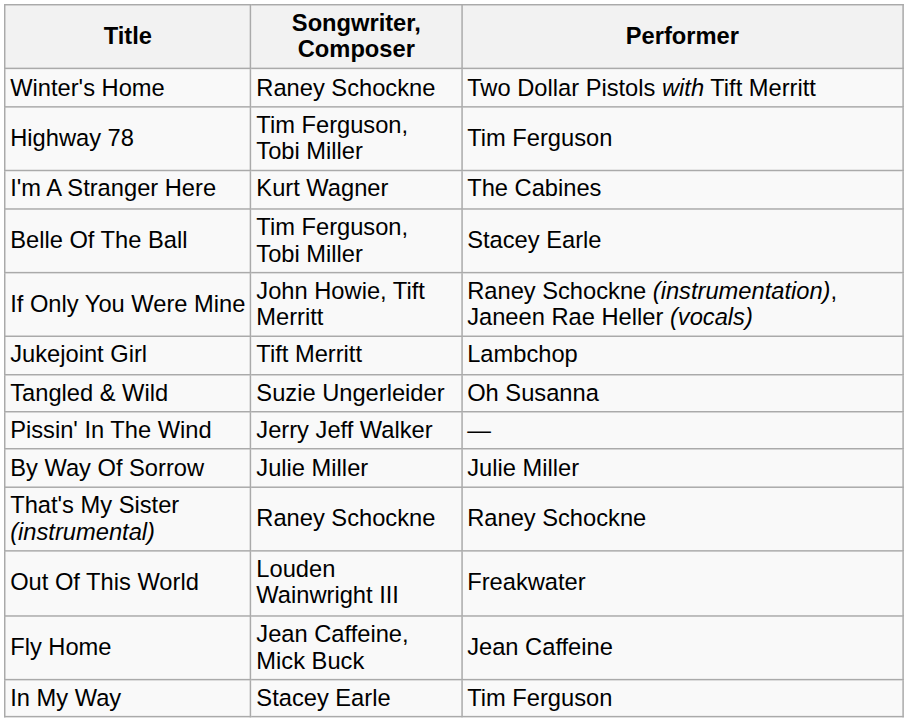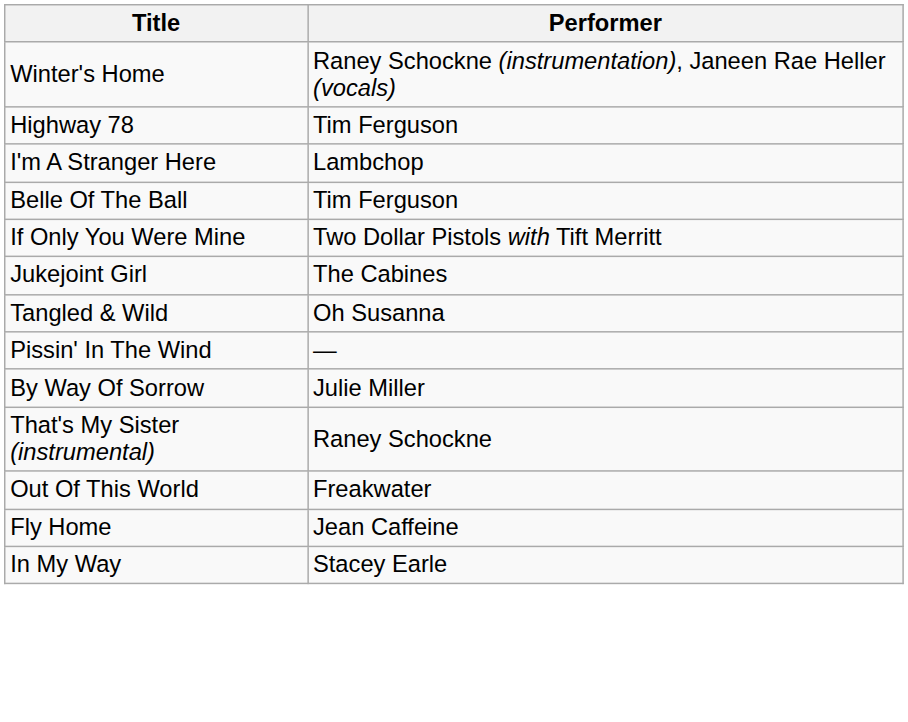- column: (356, 36)
(642, 87) Two Dollar Pistols with Tift Merritt -> (599, 74) Raney Schockne (instrumentation), Janeen Rae Heller (vocals)
(534, 189) The Cabines -> (368, 162) Lambchop
(534, 240) Stacey Earle -> (386, 200) Tim Ferguson
(652, 304) Raney Schockne (instrumentation), Janeen Rae Heller (vocals) -> (487, 237) Two Dollar Pistols with Tift Merritt
(522, 355) Lambchop -> (380, 275) The Cabines
(540, 697) Tim Ferguson -> (380, 564) Stacey Earle
